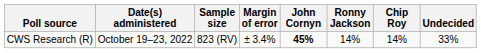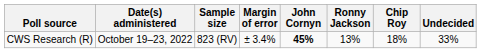(350, 40) 14% -> (350, 40) 13%
(397, 40) 14% -> (397, 40) 18%
